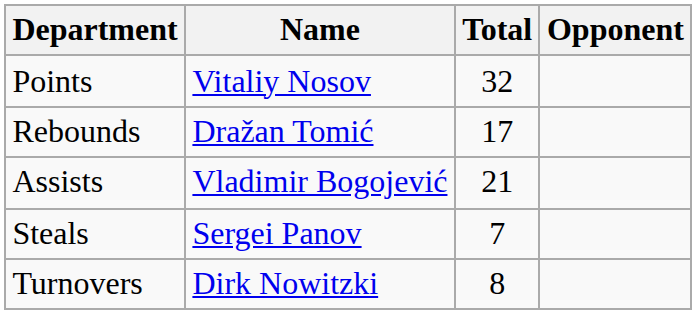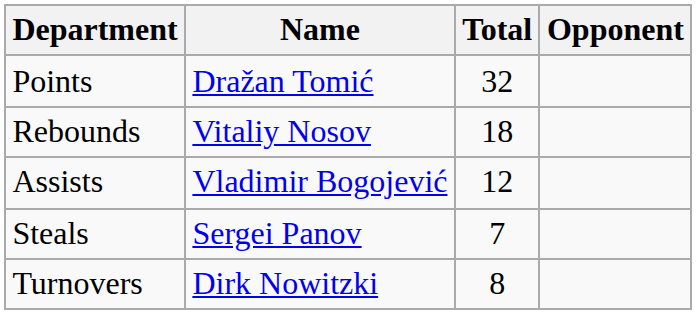(282, 80) Vitaliy Nosov -> (283, 80) Dražan Tomić
(283, 131) Dražan Tomić -> (282, 131) Vitaliy Nosov
(497, 131) 17 -> (497, 131) 18
(497, 182) 21 -> (497, 182) 12
